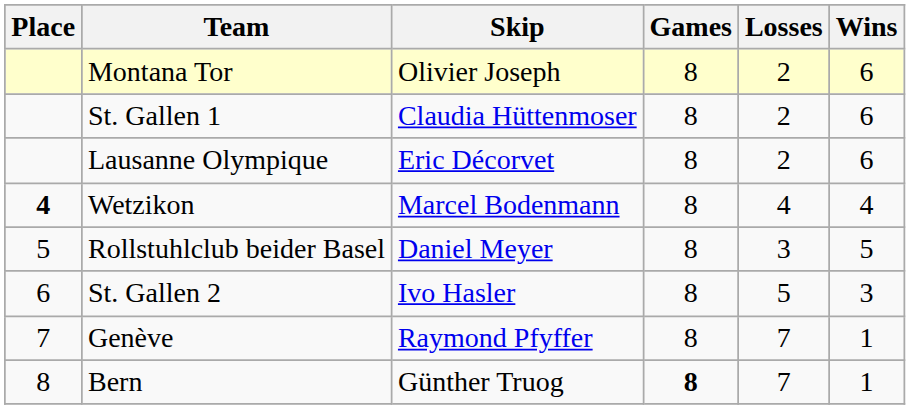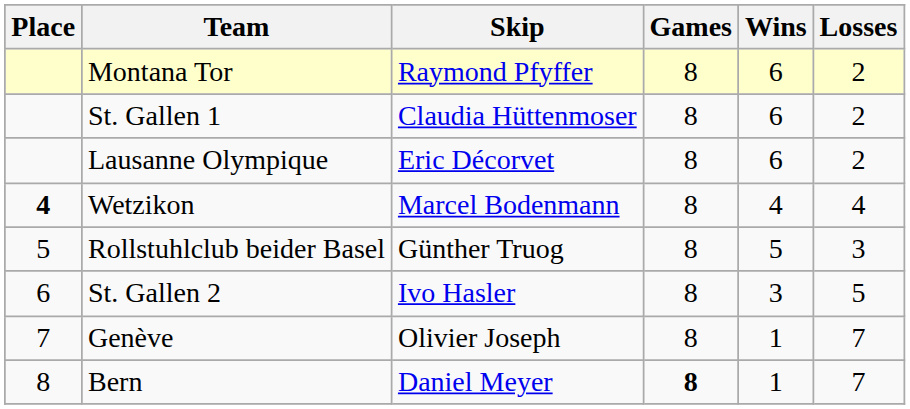columns swapped: (867, 26) <-> (784, 26)
(479, 71) Olivier Joseph -> (495, 71) Raymond Pfyffer
(475, 248) Daniel Meyer -> (481, 248) Günther Truog
(495, 337) Raymond Pfyffer -> (479, 337) Olivier Joseph
(481, 381) Günther Truog -> (475, 381) Daniel Meyer
